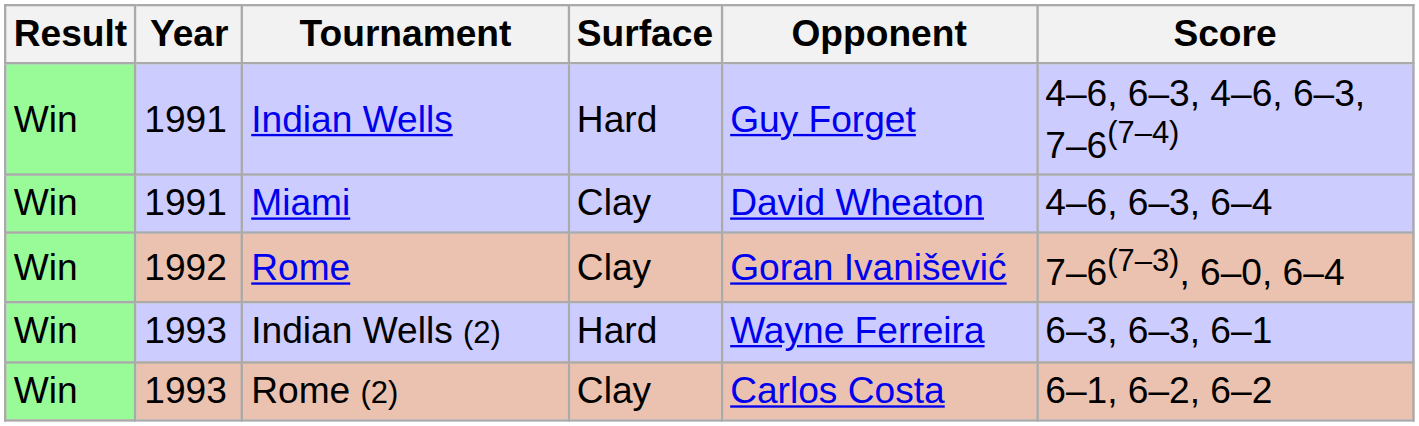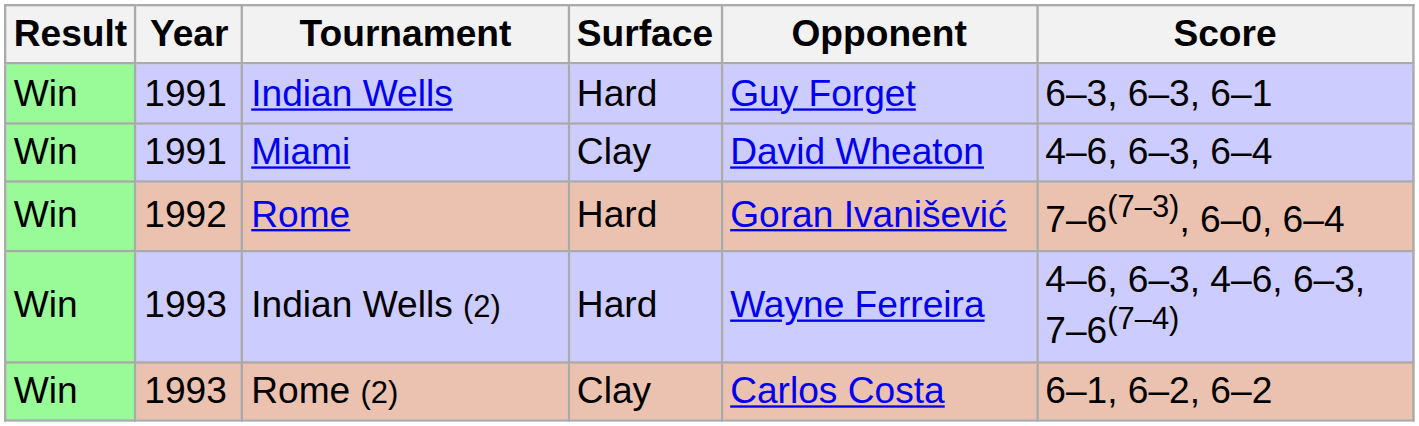(1205, 118) 4–6, 6–3, 4–6, 6–3, 7–6(7–4) -> (1159, 92) 6–3, 6–3, 6–1
(614, 267) Clay -> (617, 215) Hard
(1159, 331) 6–3, 6–3, 6–1 -> (1205, 305) 4–6, 6–3, 4–6, 6–3, 7–6(7–4)
